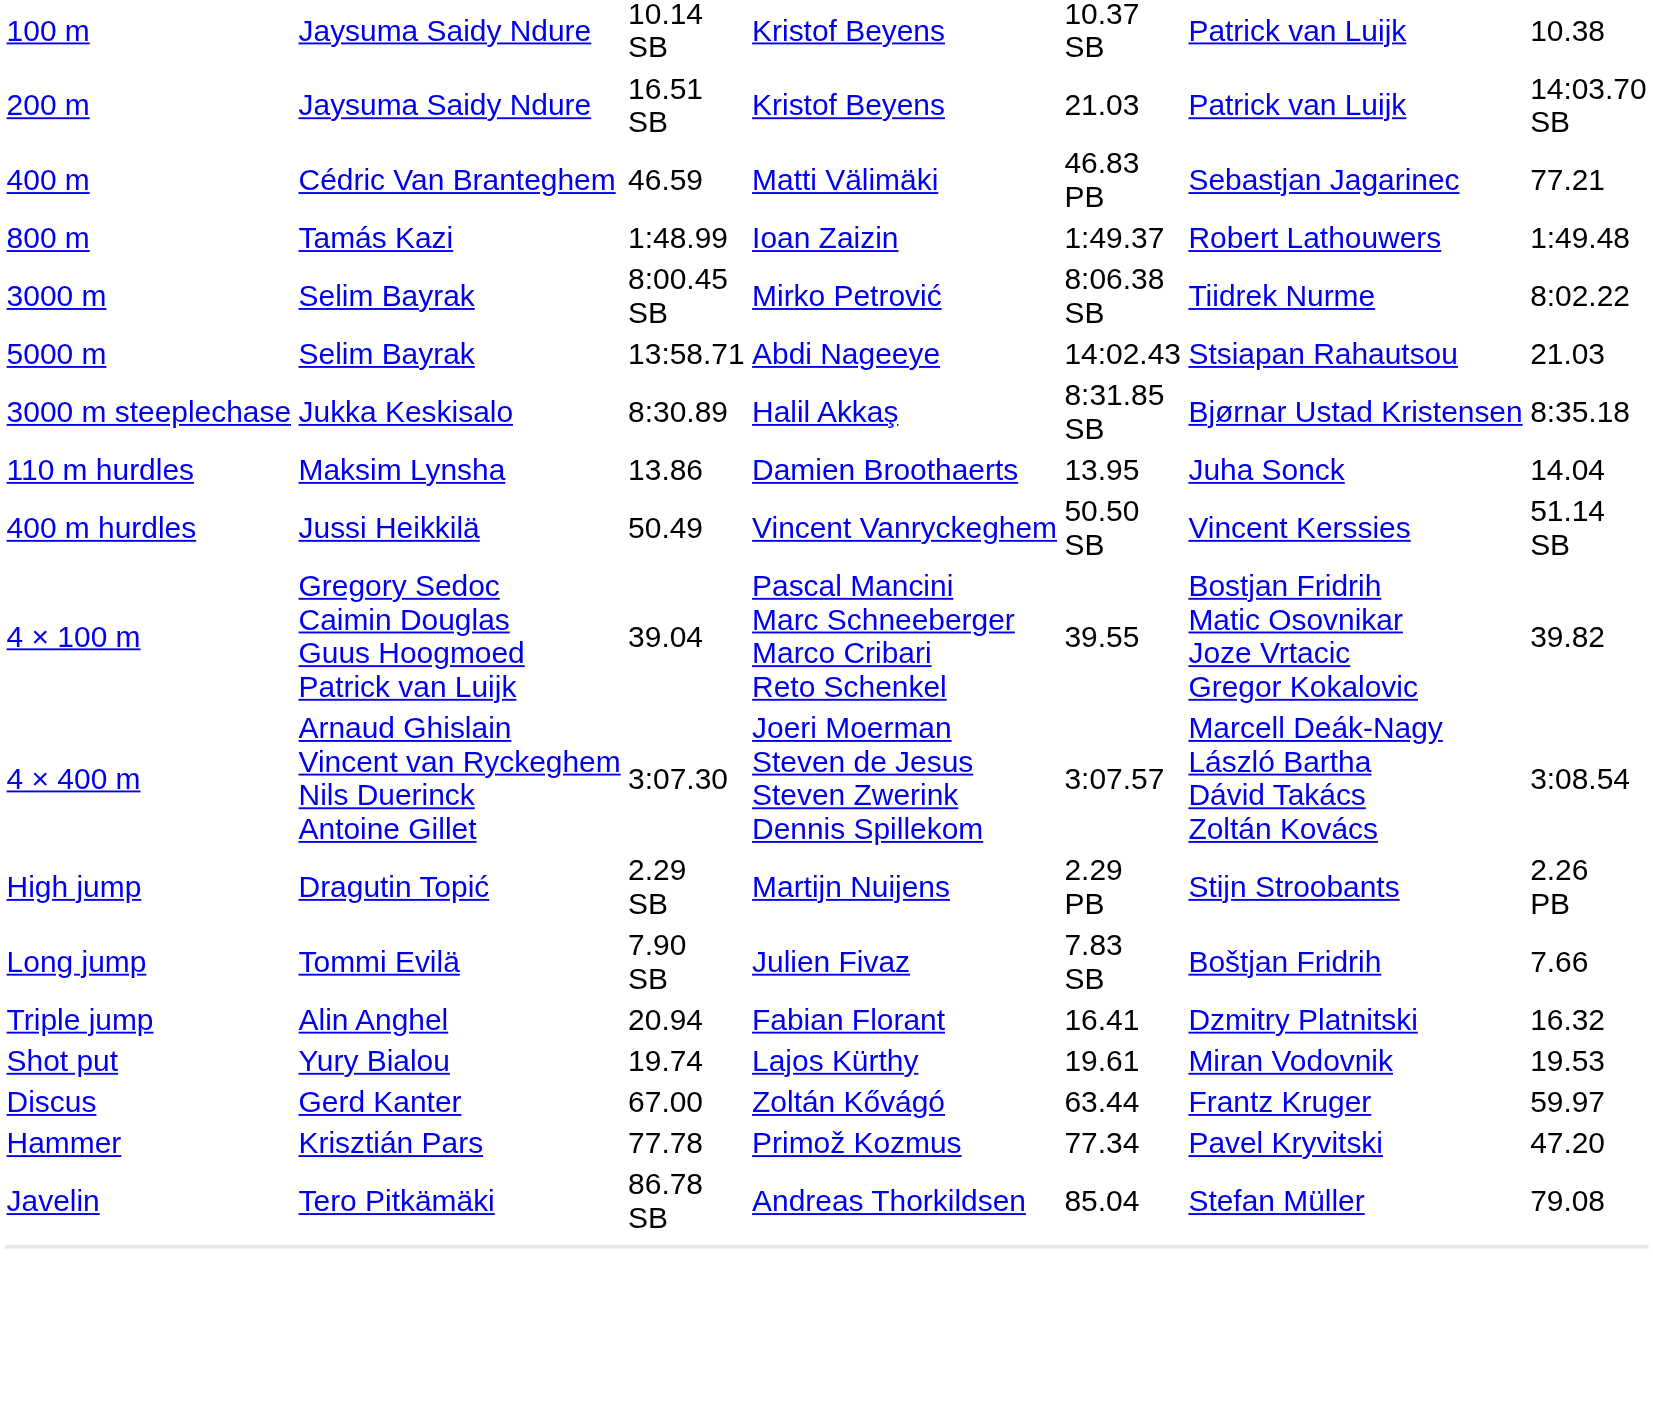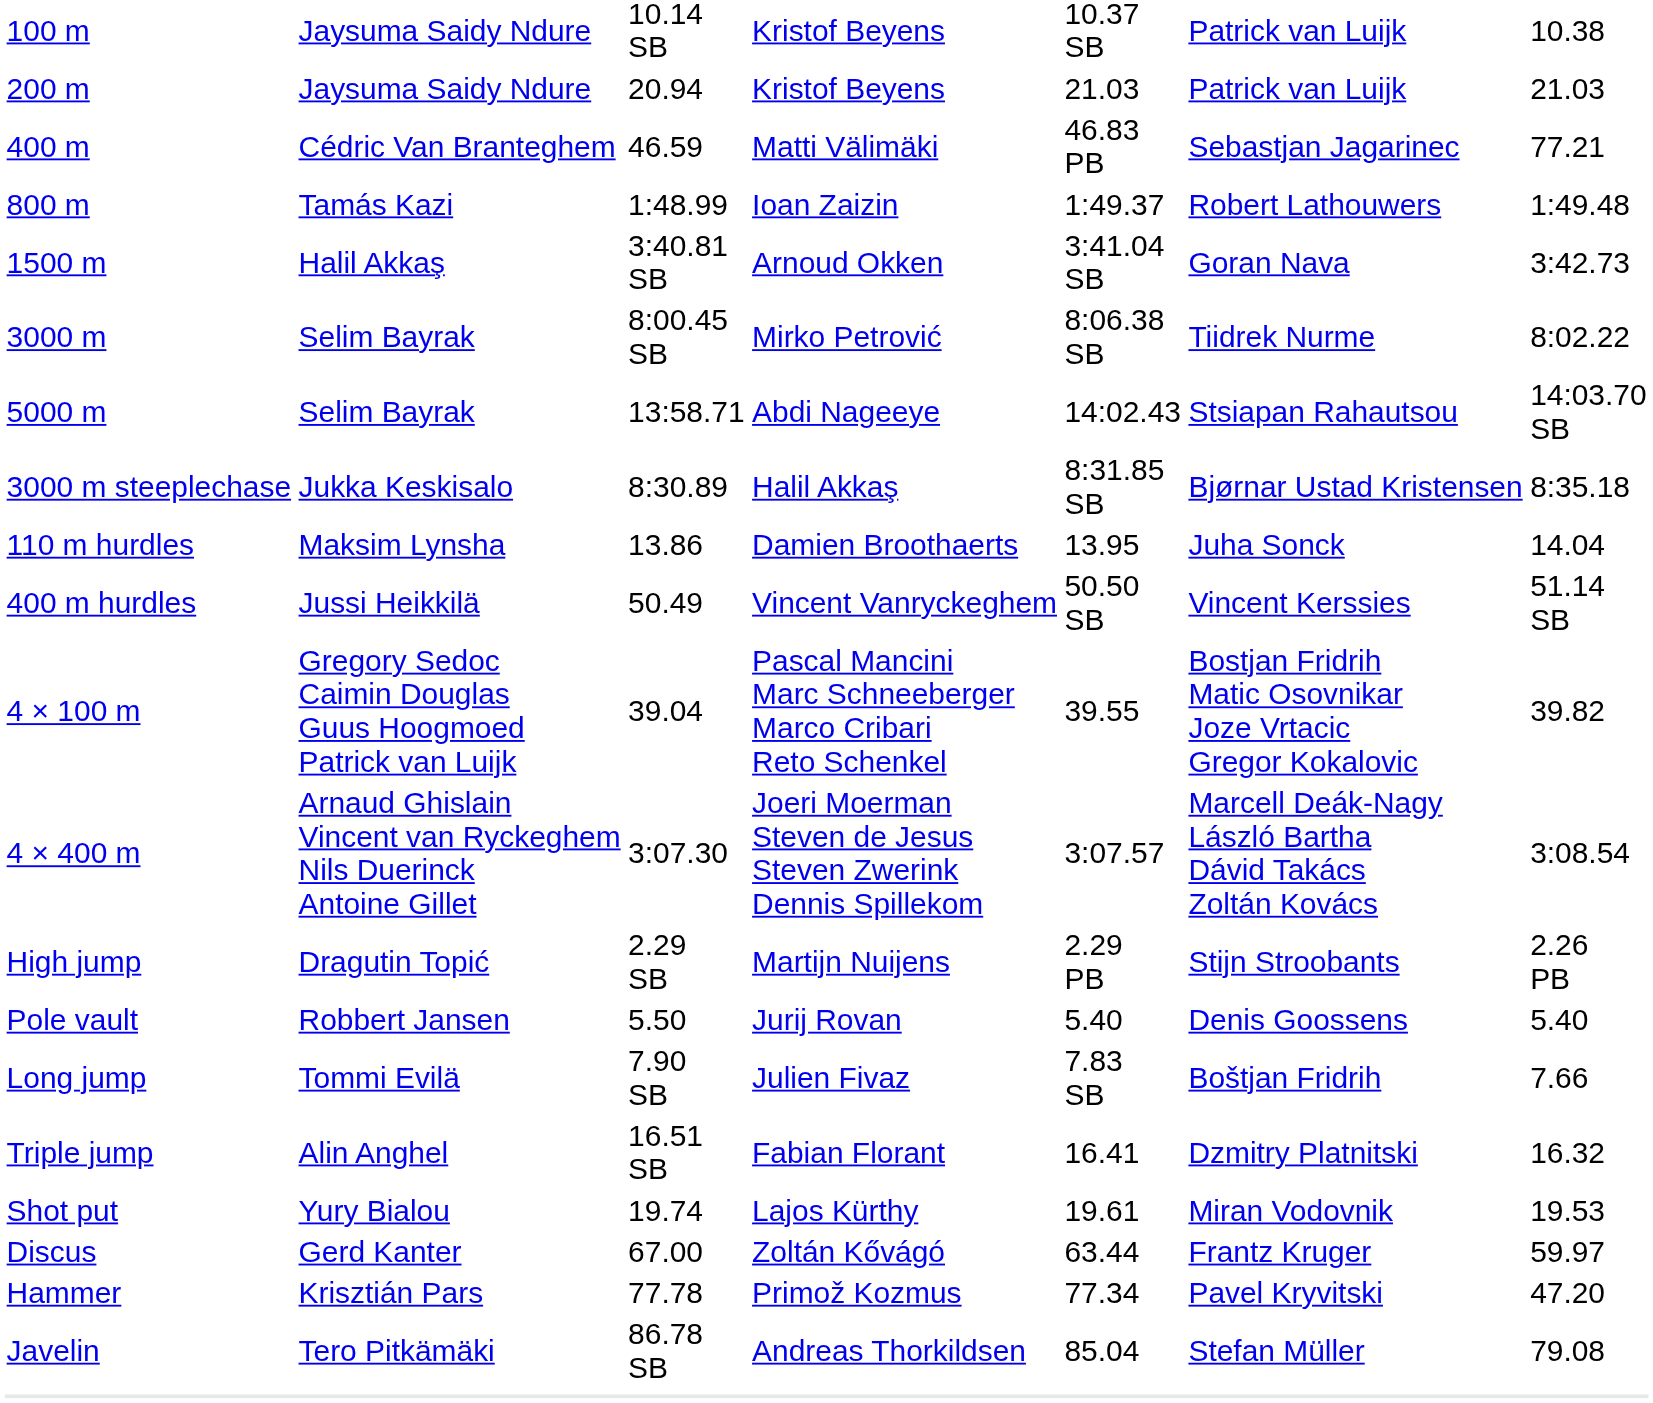(666, 105) 16.51 SB -> (666, 88) 20.94
(1588, 105) 14:03.70 SB -> (1568, 88) 21.03
+ row: (57, 262)
(1568, 354) 21.03 -> (1588, 412) 14:03.70 SB
+ row: (72, 1020)
(666, 1020) 20.94 -> (666, 1152) 16.51 SB
